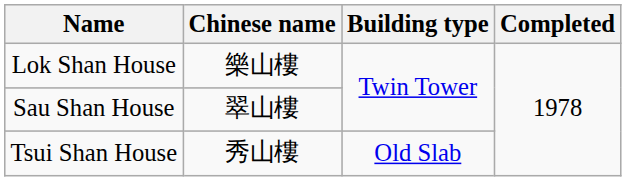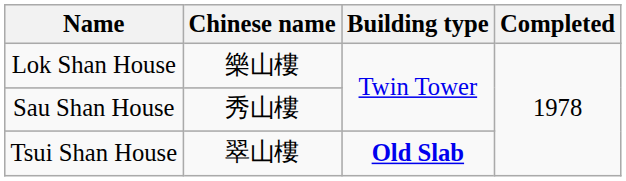(262, 108) 翠山樓 -> (262, 108) 秀山樓
(262, 152) 秀山樓 -> (262, 152) 翠山樓
(418, 152) normal -> (418, 152) bold
